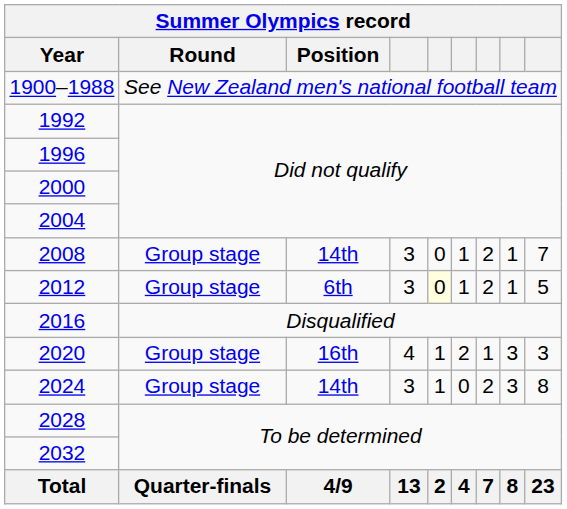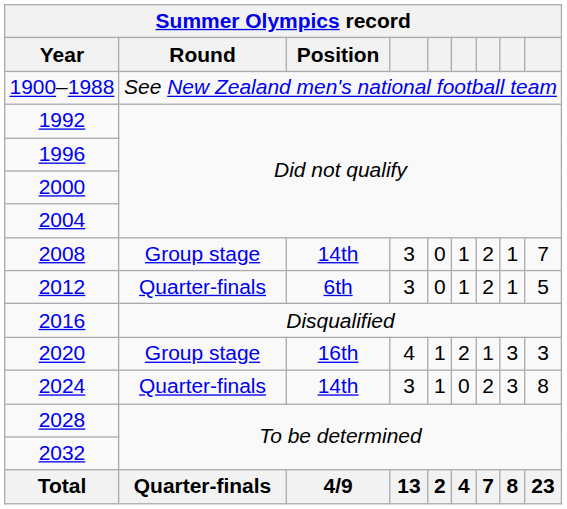(203, 287) Group stage -> (203, 287) Quarter-finals
(440, 287) lightyellow background -> (440, 287) no background
(203, 386) Group stage -> (203, 386) Quarter-finals
